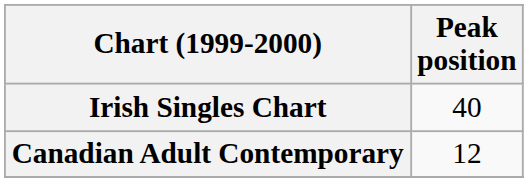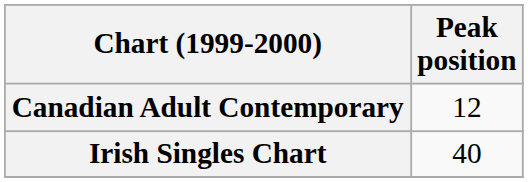rows swapped: (208, 107) <-> (208, 153)
